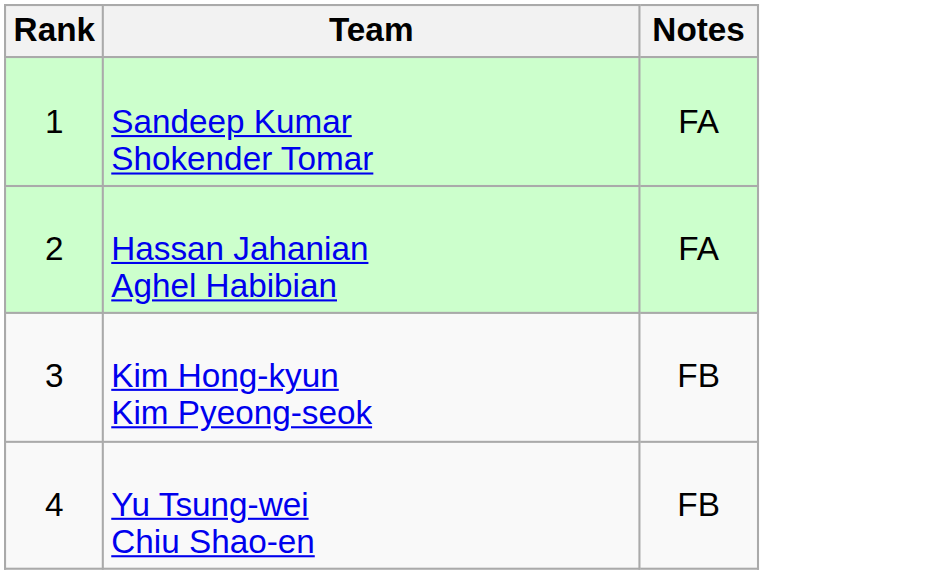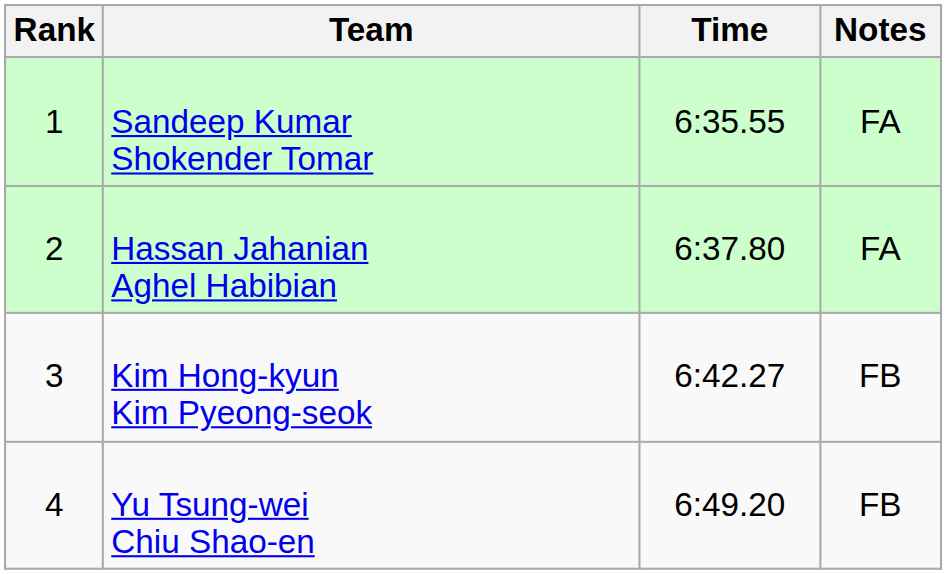+ column: (730, 30)
